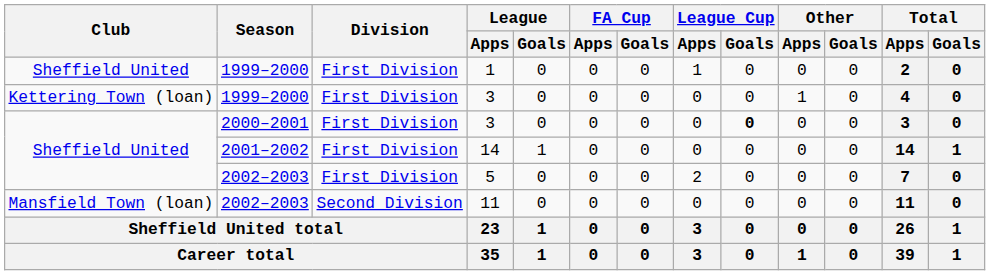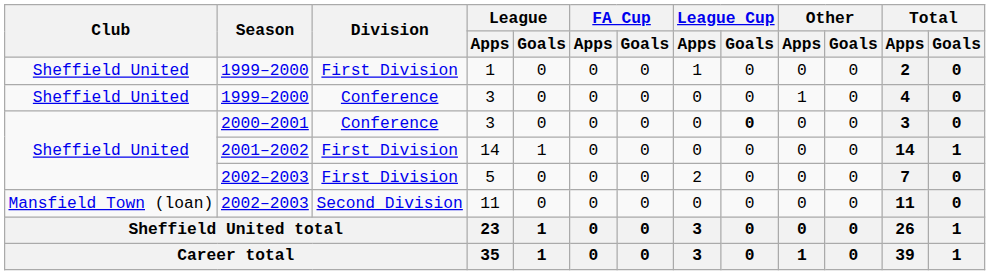(111, 97) Kettering Town (loan) -> (111, 97) Sheffield United
(390, 97) First Division -> (390, 97) Conference
(390, 124) First Division -> (390, 124) Conference
